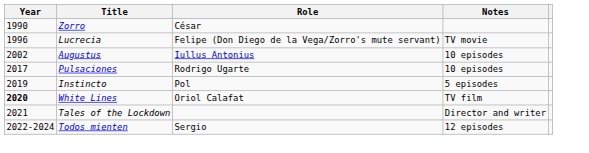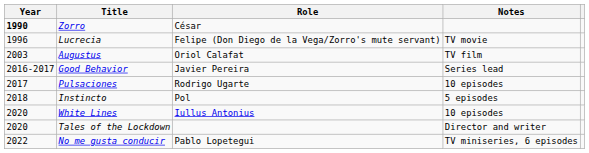(17, 26) normal -> (17, 26) bold
(17, 55) 2002 -> (17, 55) 2003
(214, 55) Iullus Antonius -> (209, 55) Oriol Calafat
(474, 55) 10 episodes -> (463, 55) TV film
+ row: (93, 69)
(17, 84) 2019 -> (17, 98) 2018
(17, 98) bold -> (17, 112) normal
(209, 98) Oriol Calafat -> (214, 112) Iullus Antonius
(463, 98) TV film -> (474, 112) 10 episodes
(17, 112) 2021 -> (17, 127) 2020
- row: (93, 127)
+ row: (112, 141)
